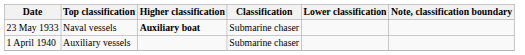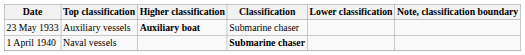(90, 27) Naval vessels -> (97, 27) Auxiliary vessels
(97, 43) Auxiliary vessels -> (90, 43) Naval vessels
(264, 43) normal -> (267, 43) bold
